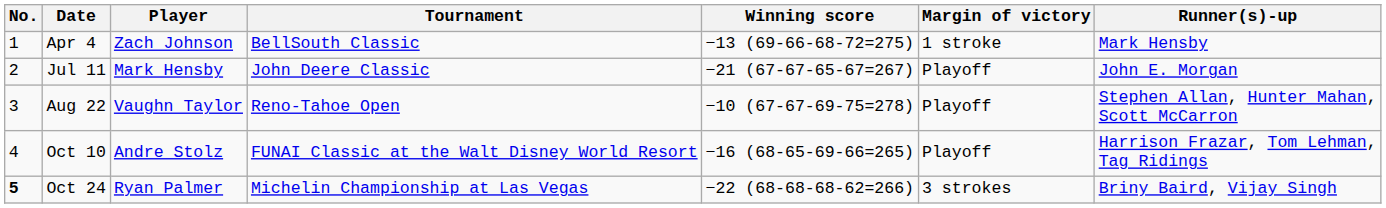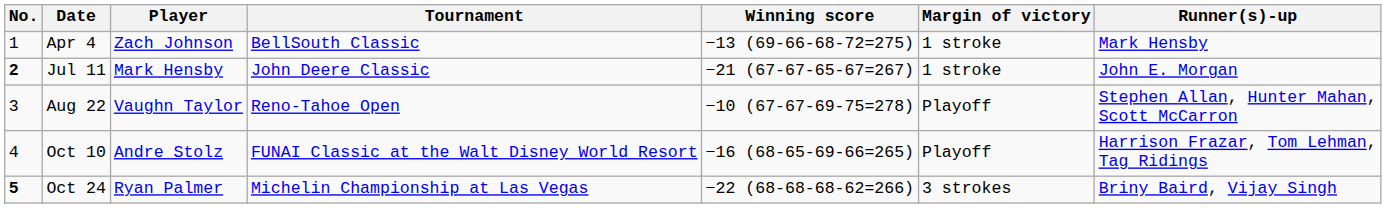(14, 72) normal -> (14, 72) bold
(957, 72) Playoff -> (962, 72) 1 stroke
